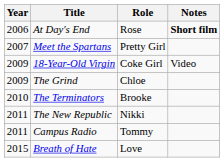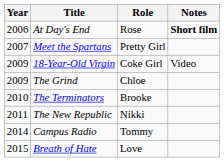(17, 132) 2011 -> (18, 132) 2014
